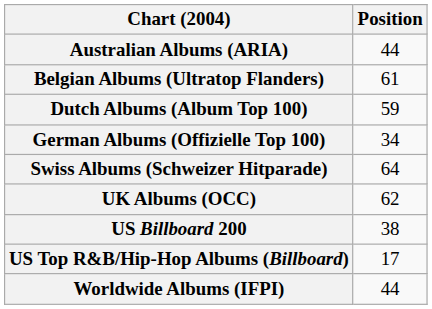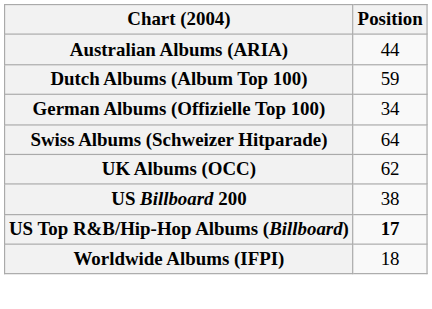- row: (179, 79)
(390, 259) normal -> (390, 229) bold
(390, 288) 44 -> (390, 259) 18
